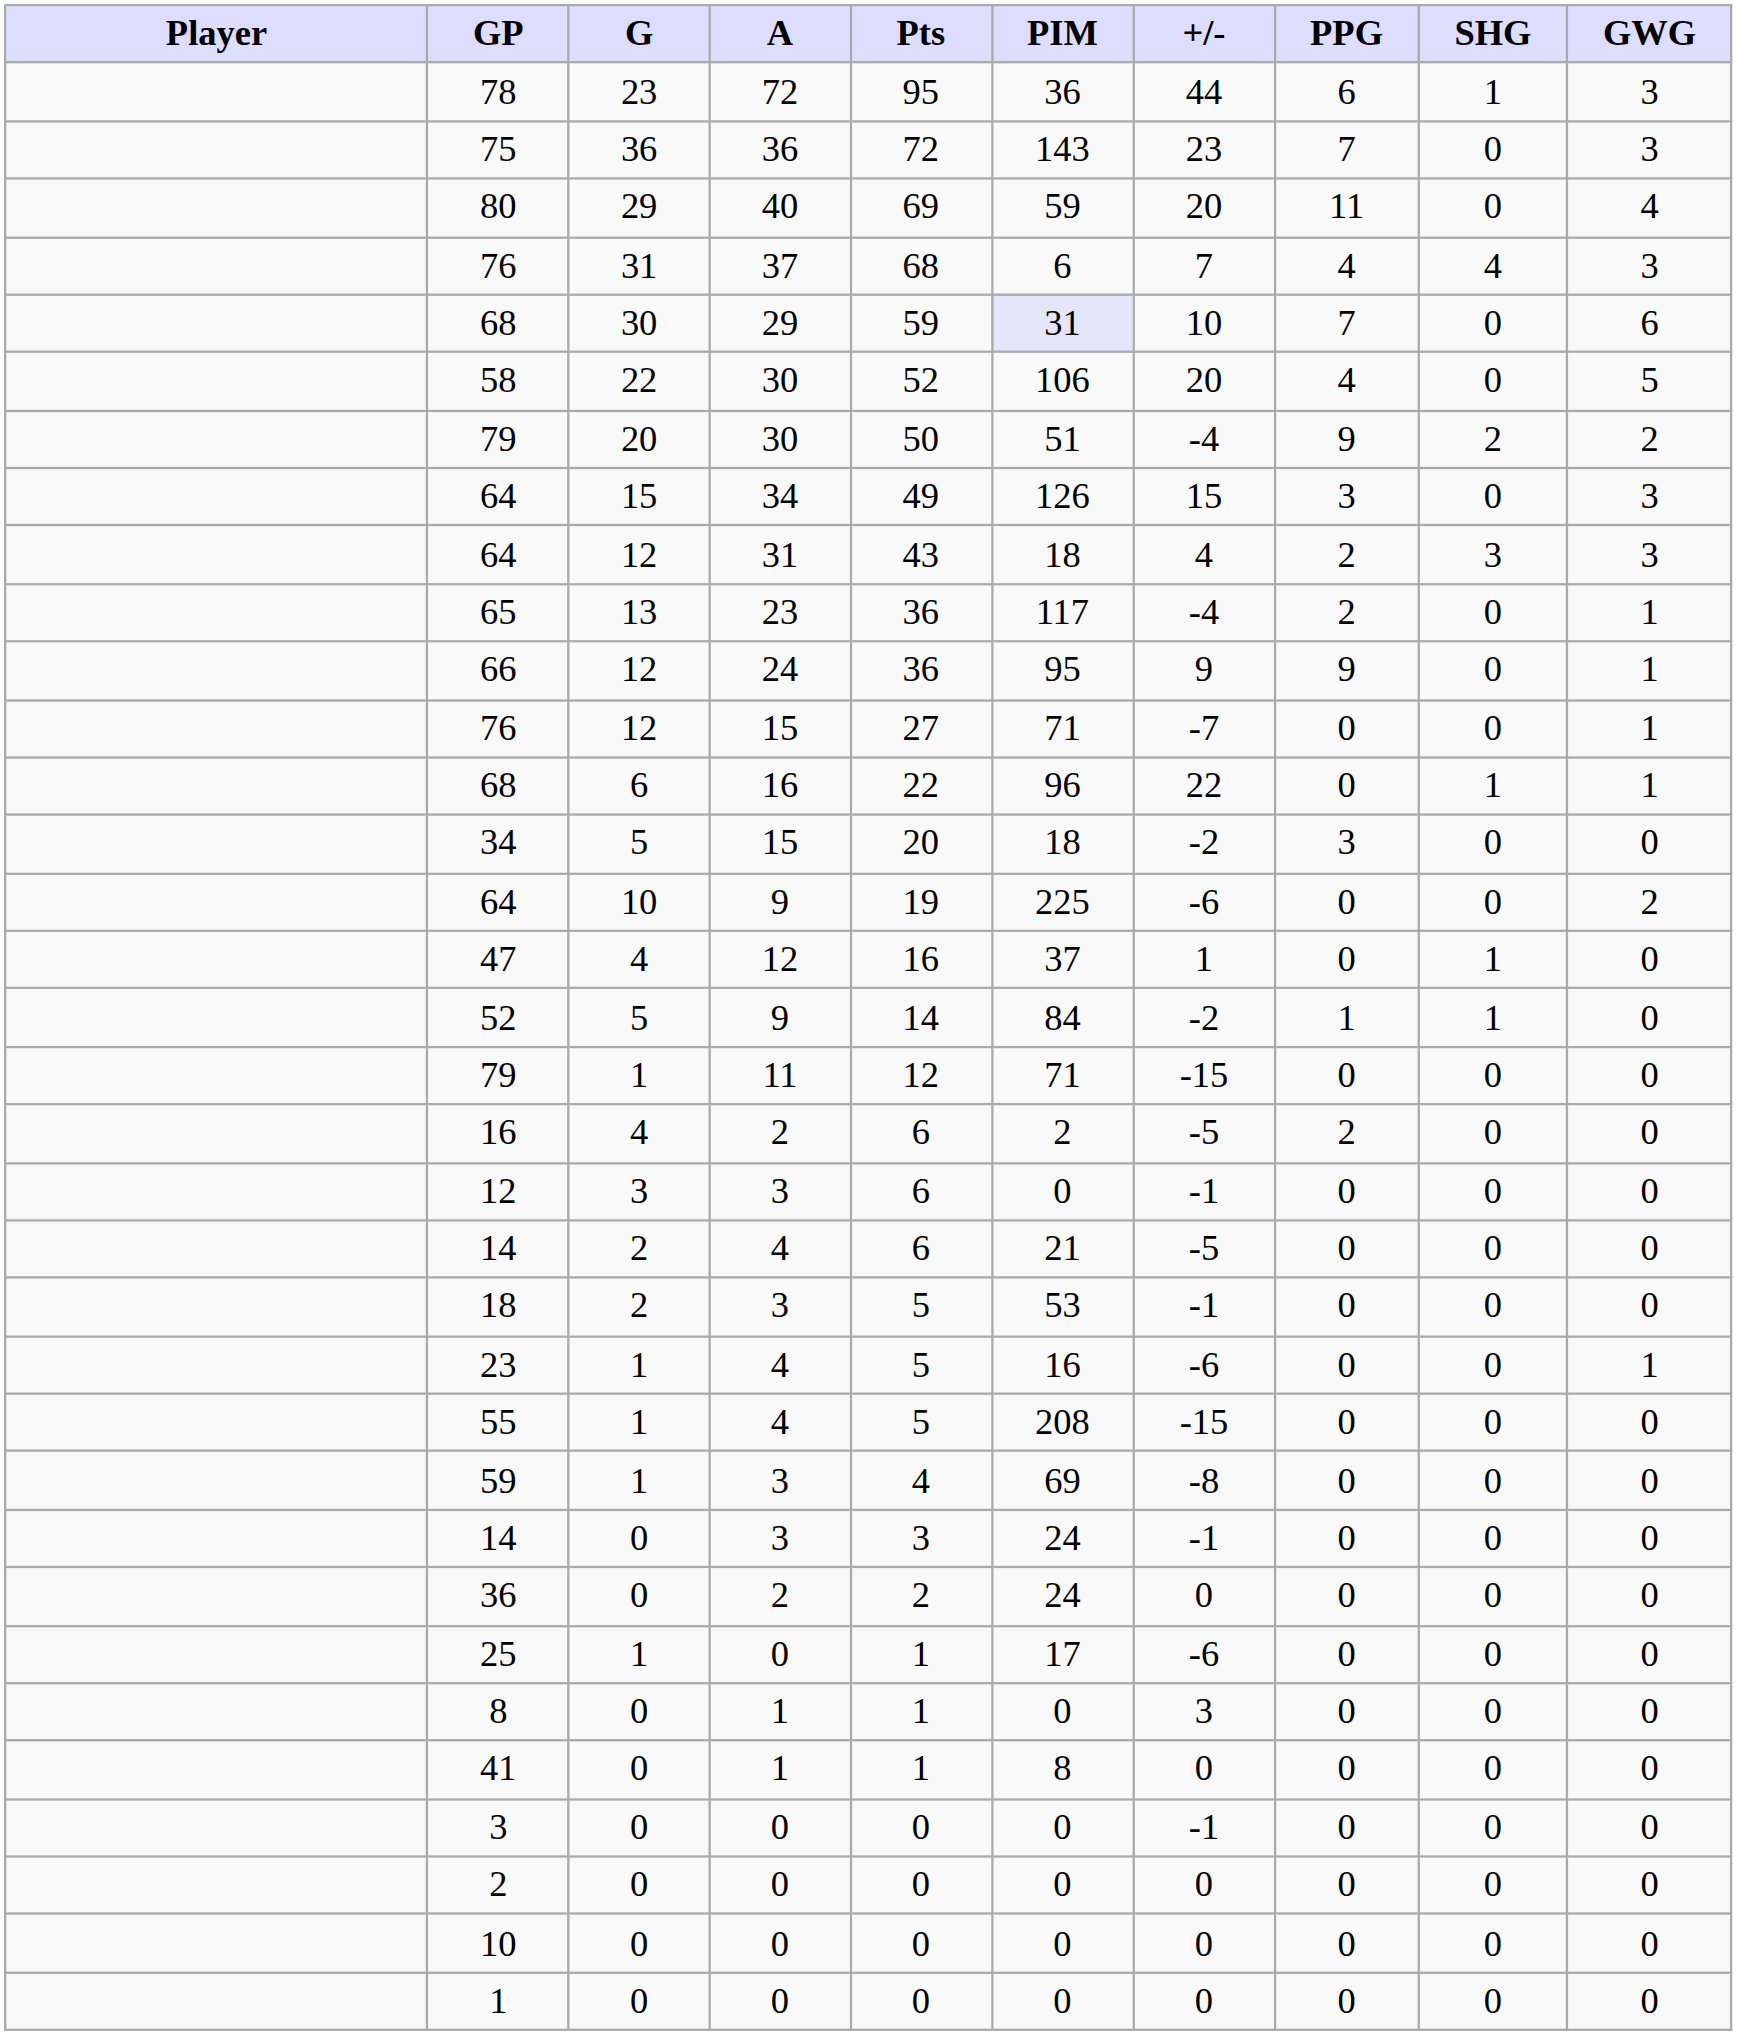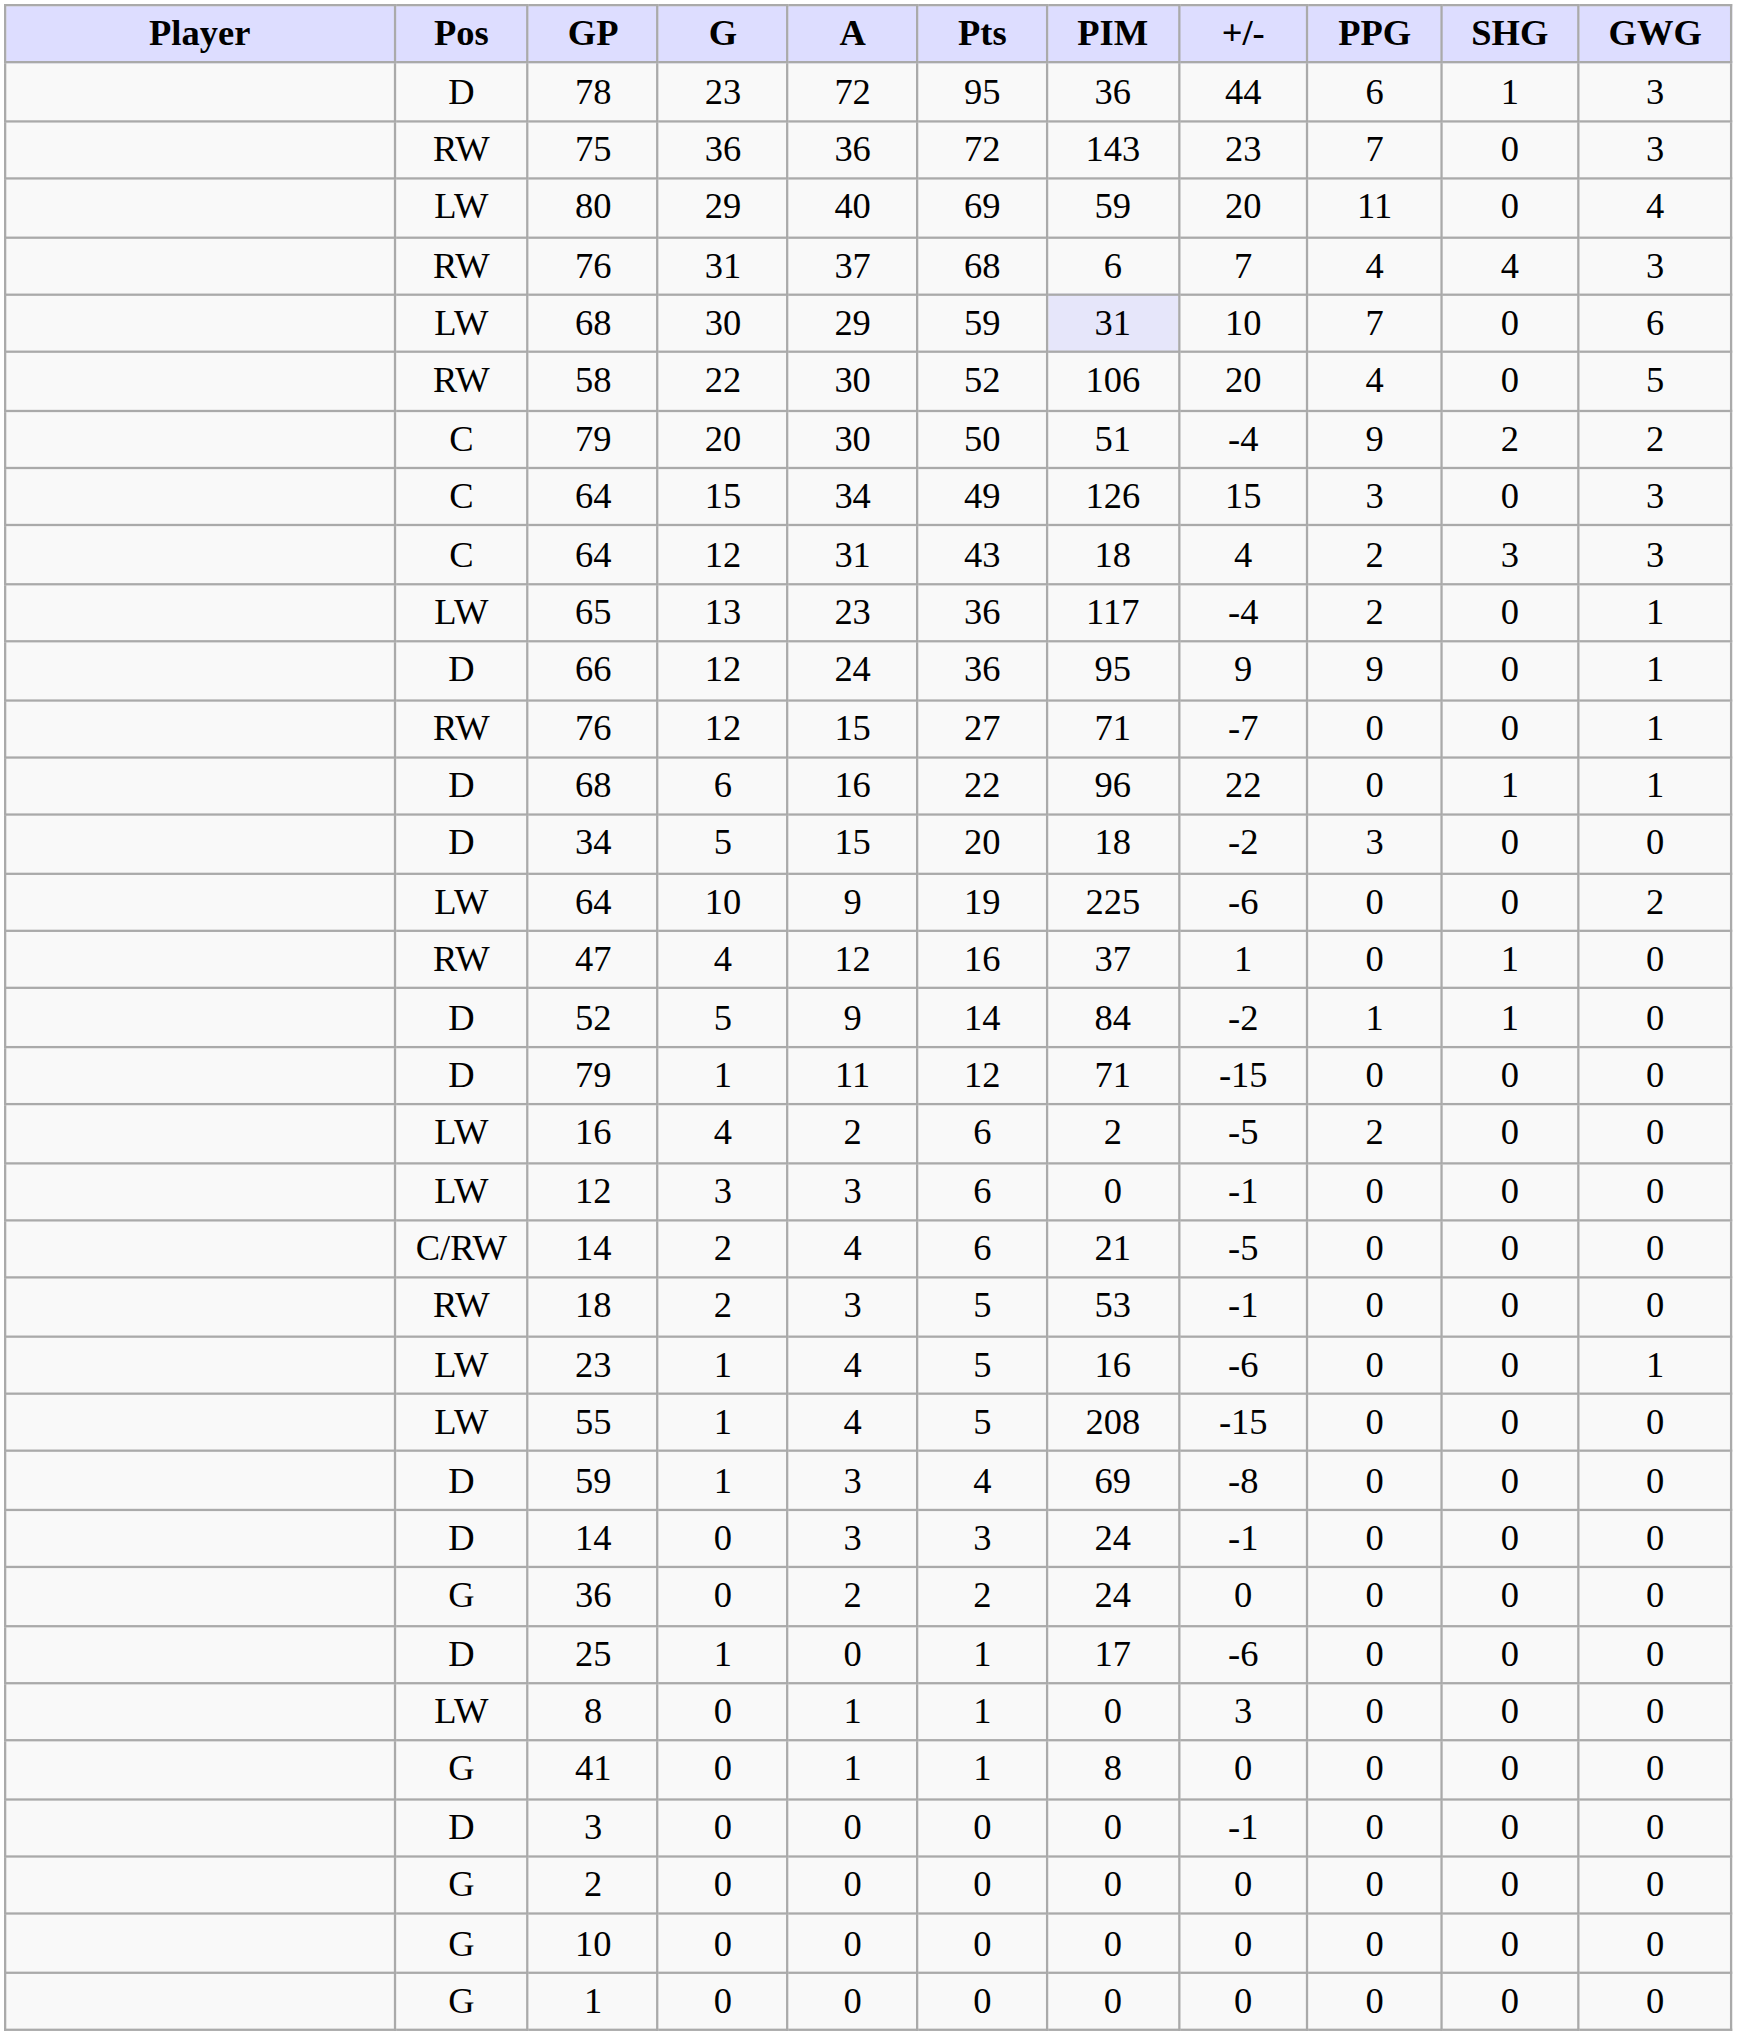+ column: (461, 33)
